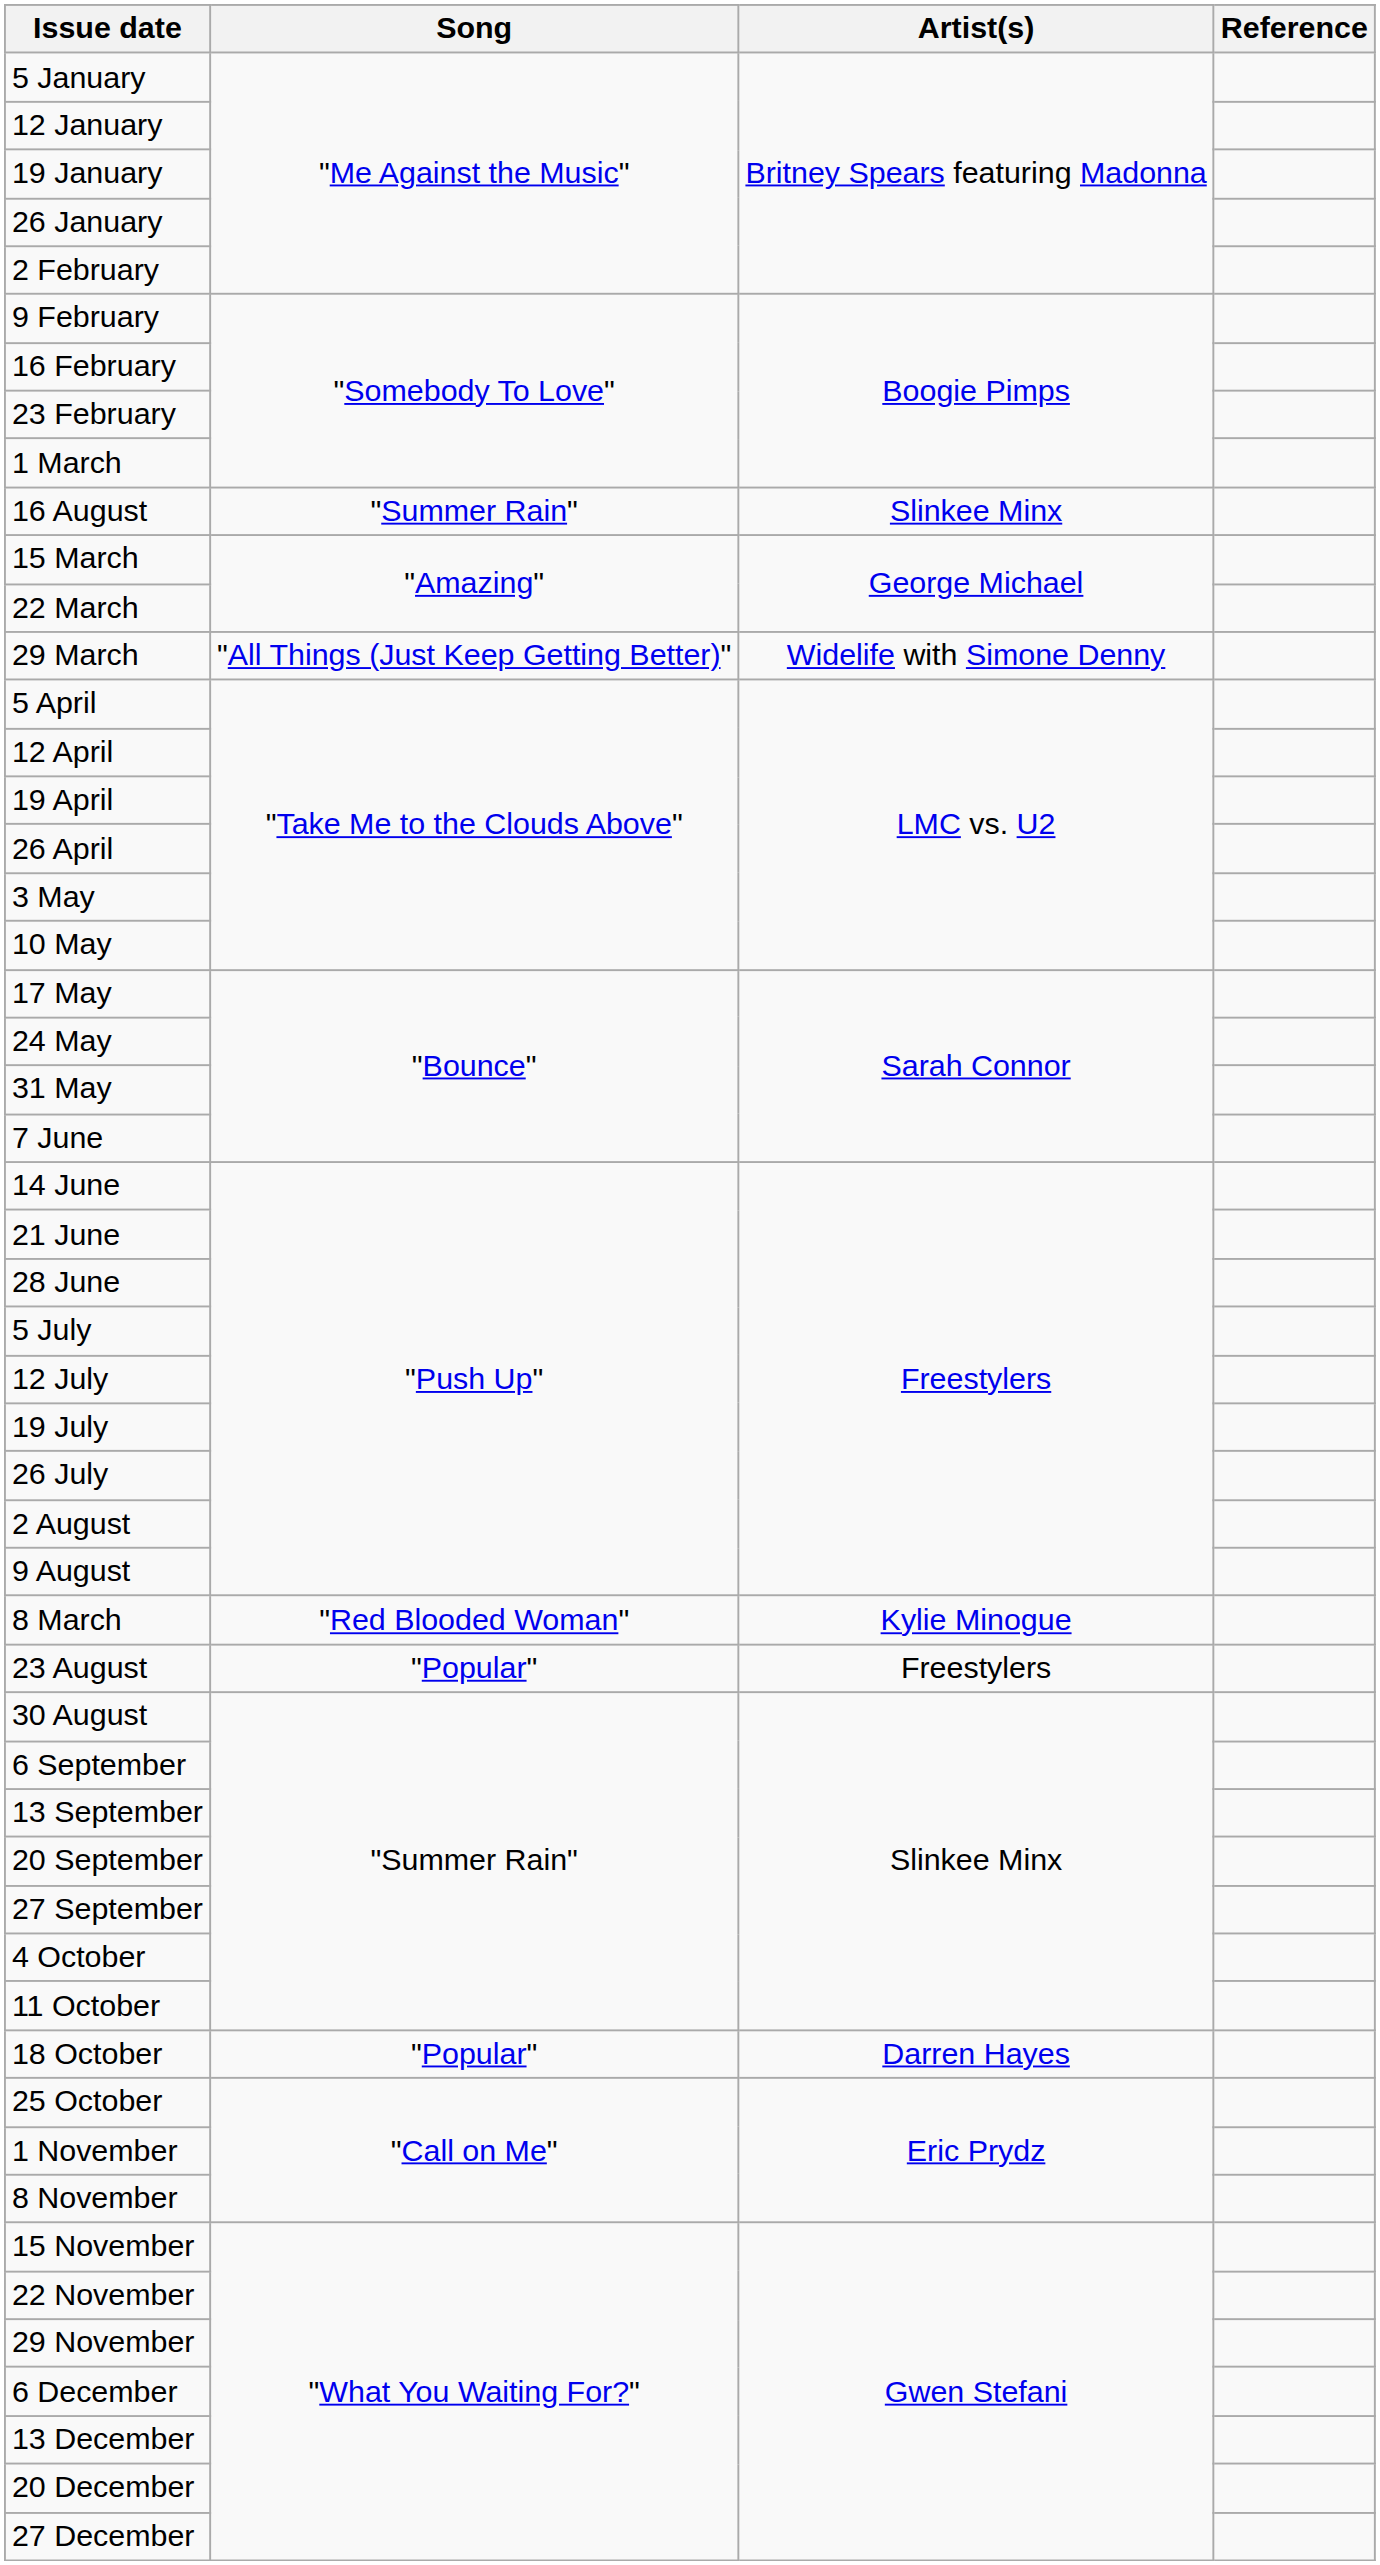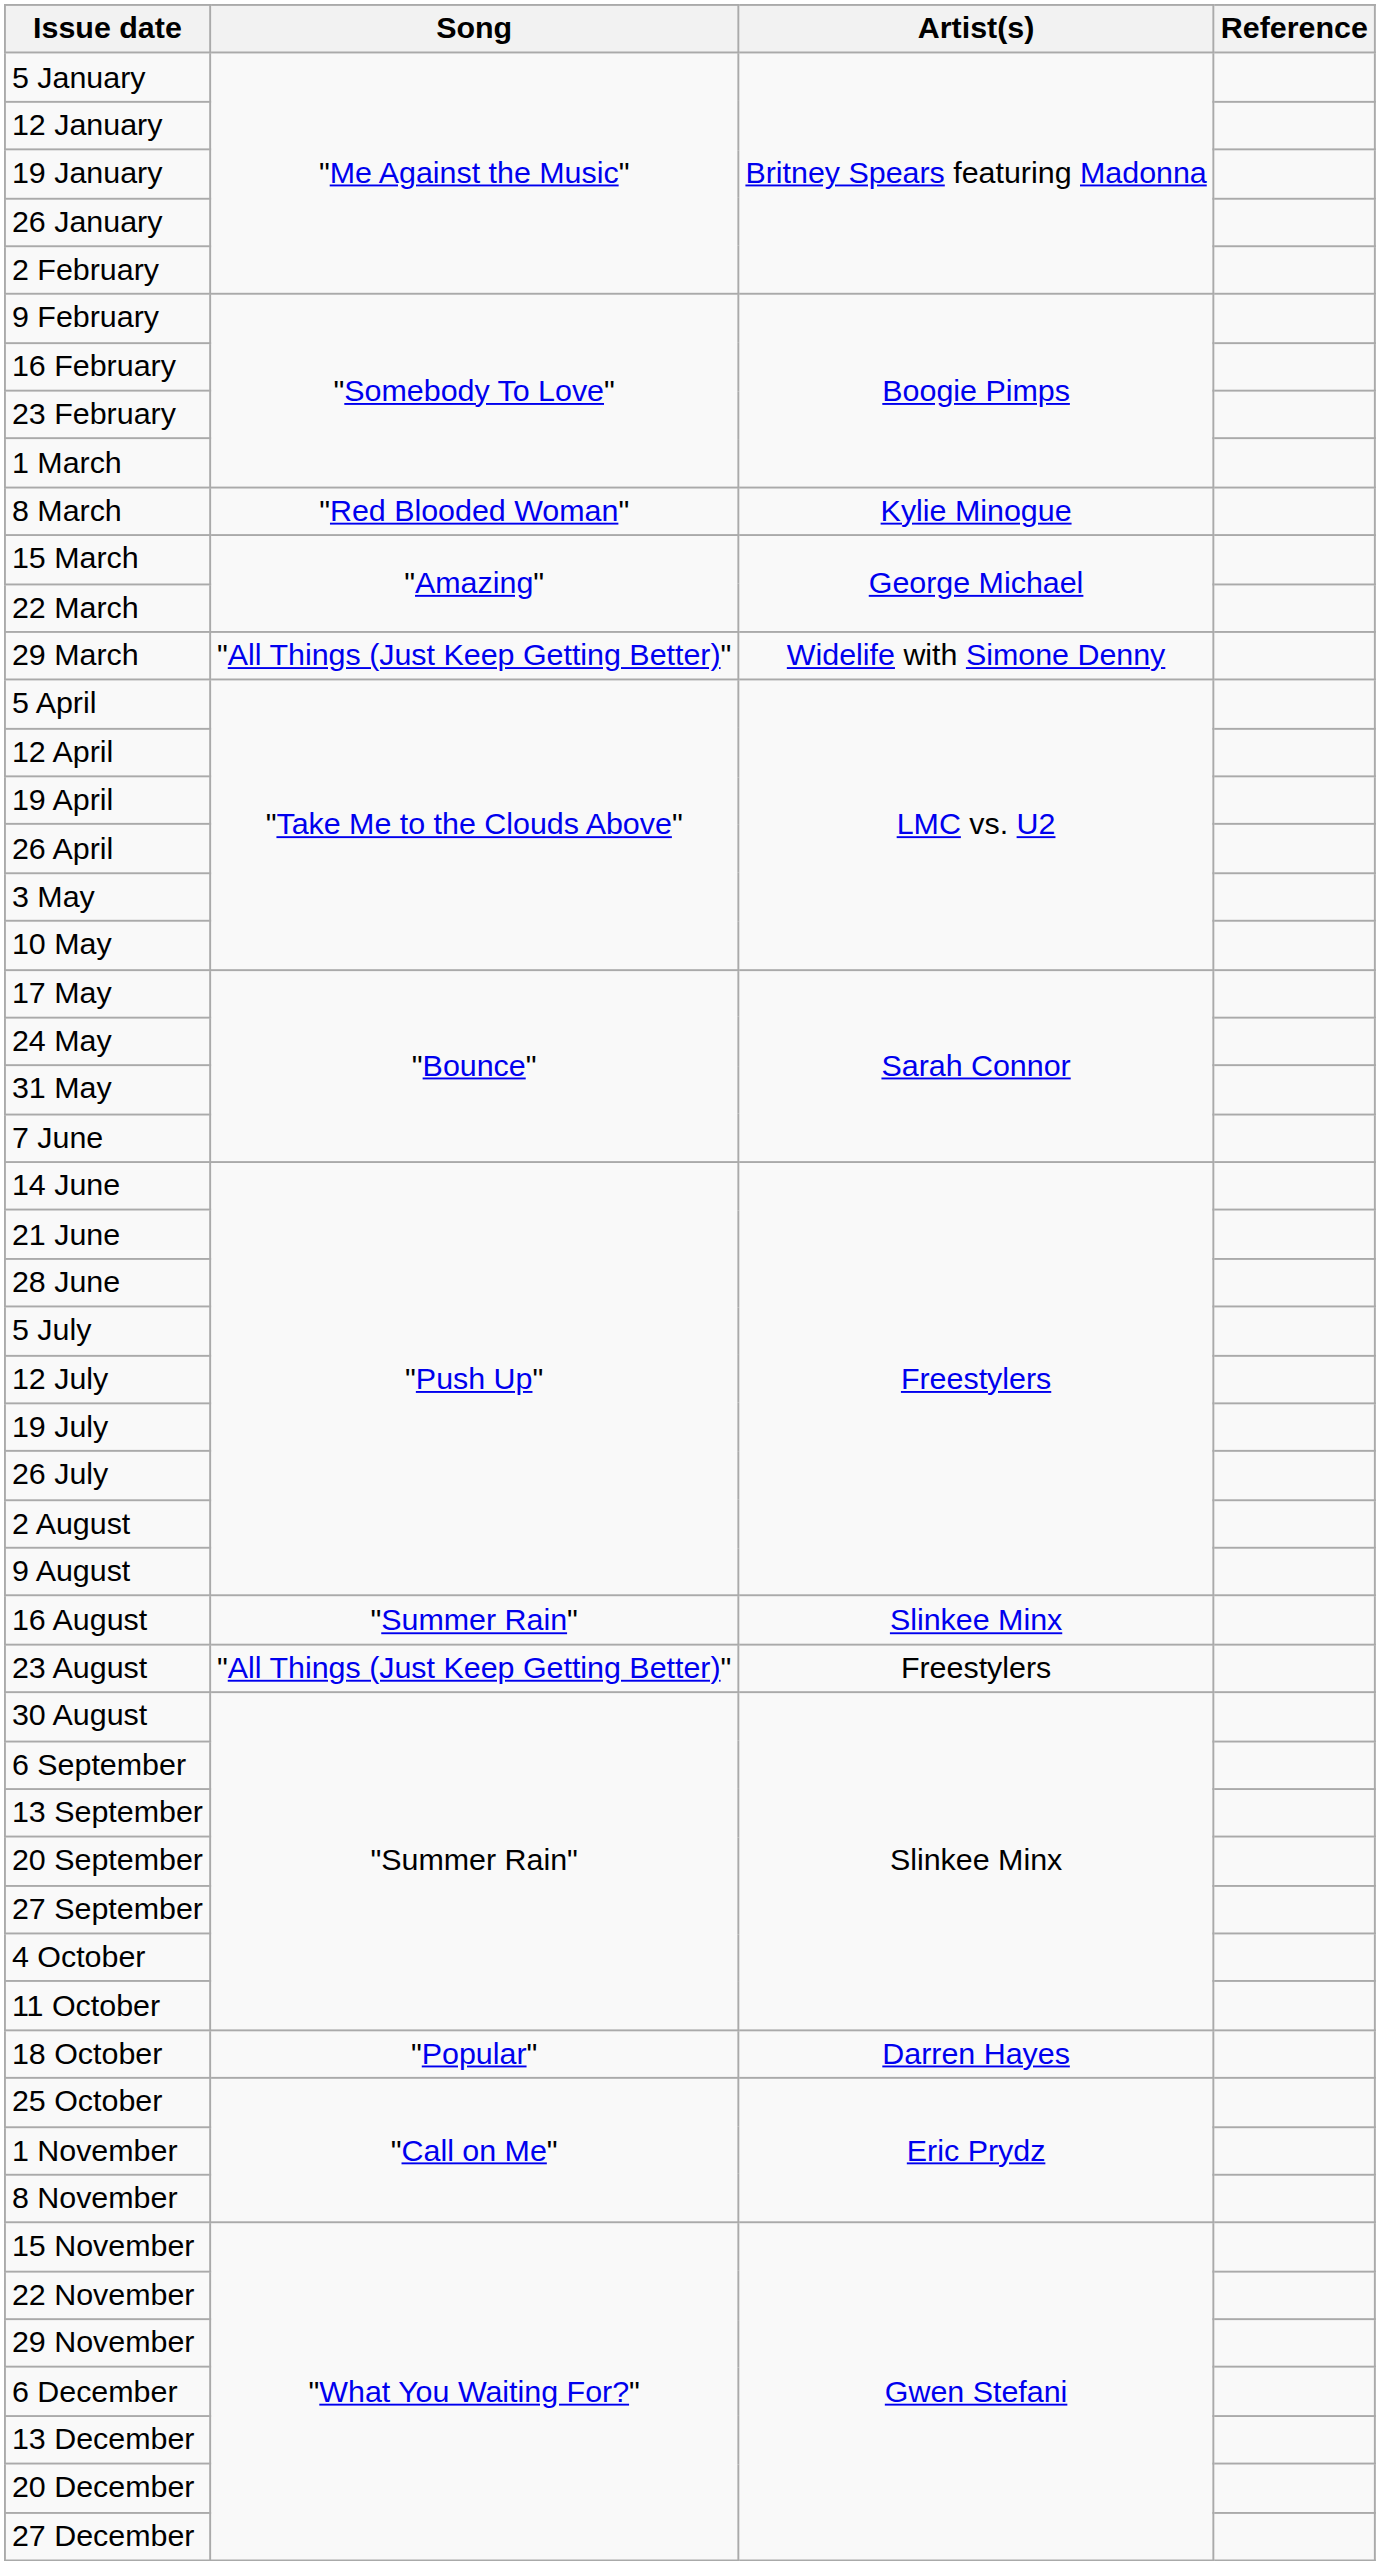rows swapped: (67, 1619) <-> (80, 510)
(474, 1667) "Popular" -> (474, 1667) "All Things (Just Keep Getting Better)"
